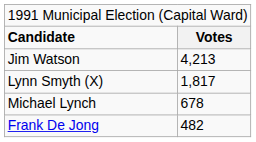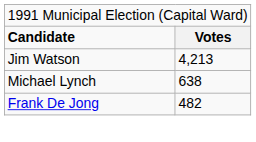- row: (55, 81)
(192, 103) 678 -> (190, 81) 638
